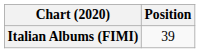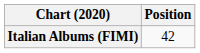(168, 36) 39 -> (168, 36) 42
